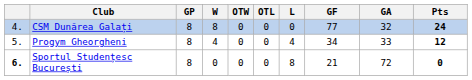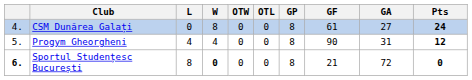columns swapped: (189, 12) <-> (292, 12)
(332, 27) 77 -> (332, 27) 61
(386, 27) 32 -> (386, 27) 27
(332, 42) 34 -> (332, 42) 90
(386, 42) 33 -> (386, 42) 31
(215, 62) normal -> (215, 62) bold
